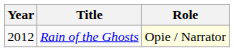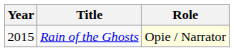(21, 36) 2012 -> (21, 36) 2015
